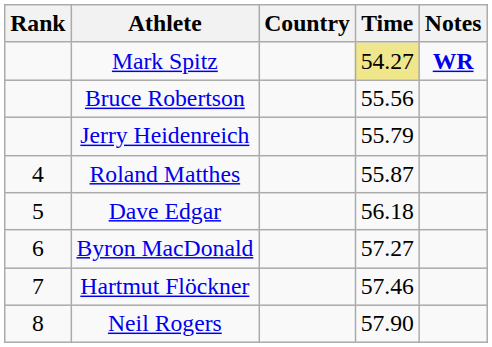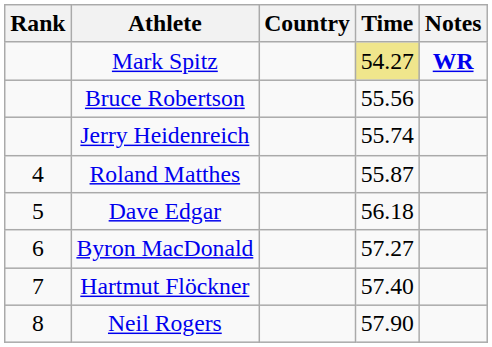(387, 135) 55.79 -> (387, 135) 55.74
(387, 286) 57.46 -> (387, 286) 57.40
